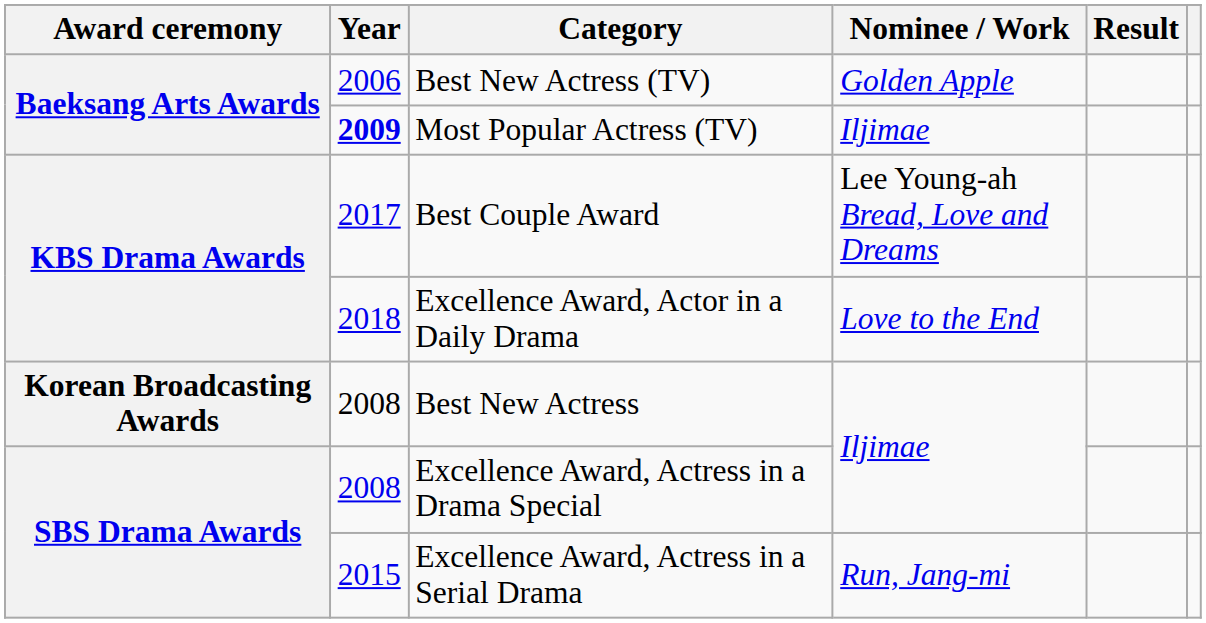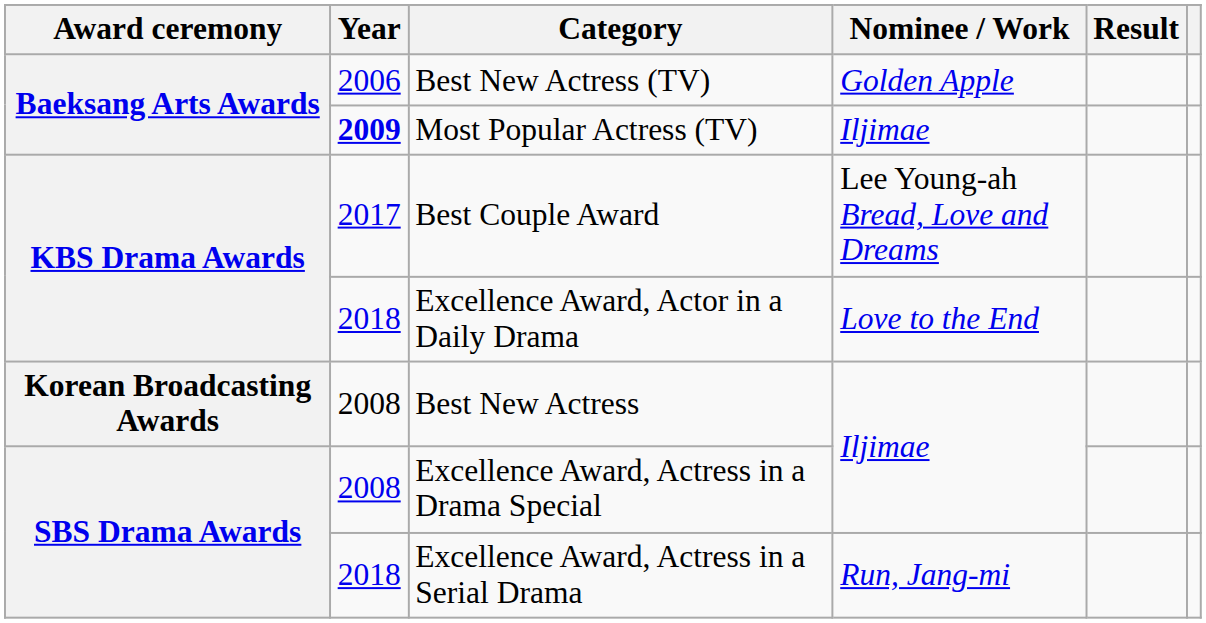(369, 574) 2015 -> (369, 574) 2018
